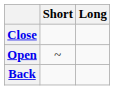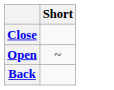- column: (93, 14)
